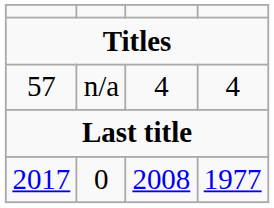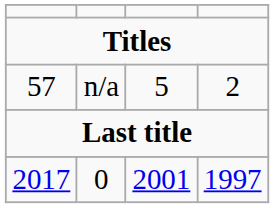(161, 86) 4 -> (161, 86) 5
(233, 86) 4 -> (233, 86) 2
(161, 178) 2008 -> (161, 178) 2001
(233, 178) 1977 -> (233, 178) 1997
